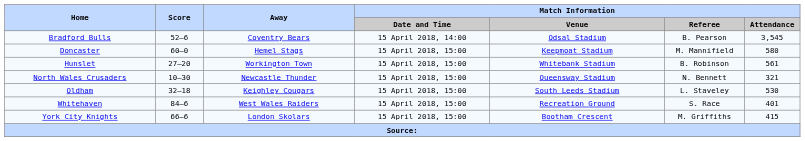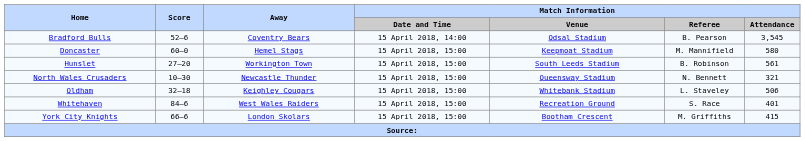(577, 64) Whitebank Stadium -> (577, 64) South Leeds Stadium
(577, 90) South Leeds Stadium -> (577, 90) Whitebank Stadium
(772, 90) 530 -> (772, 90) 506
